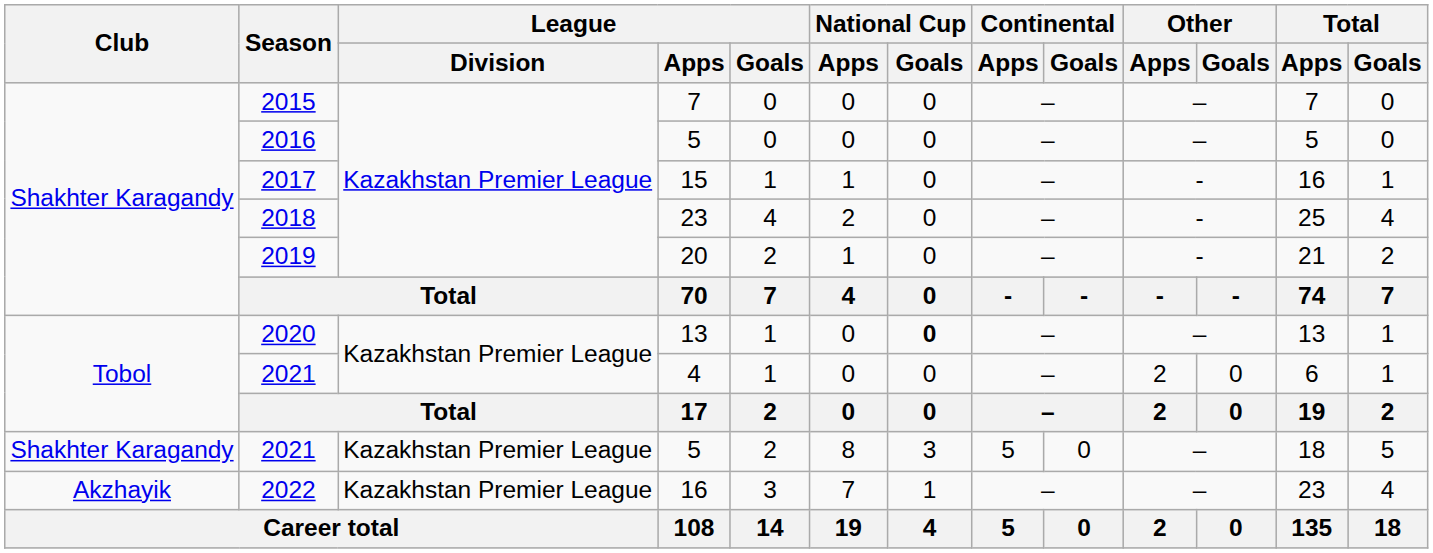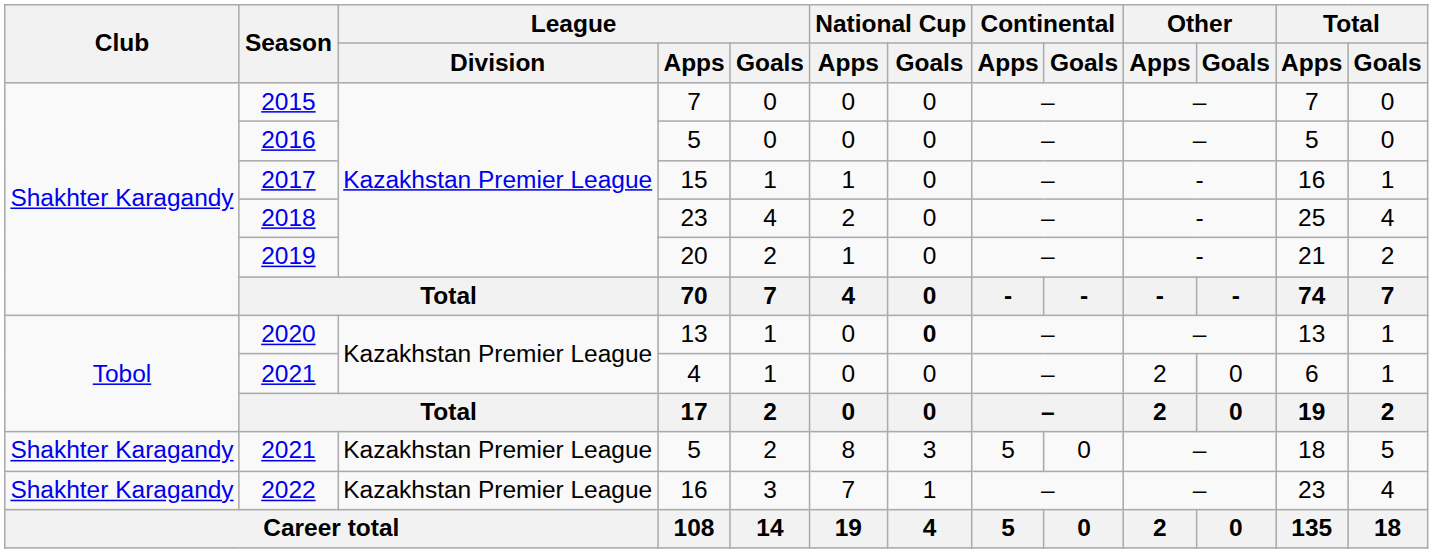(122, 489) Akzhayik -> (122, 489) Shakhter Karagandy
